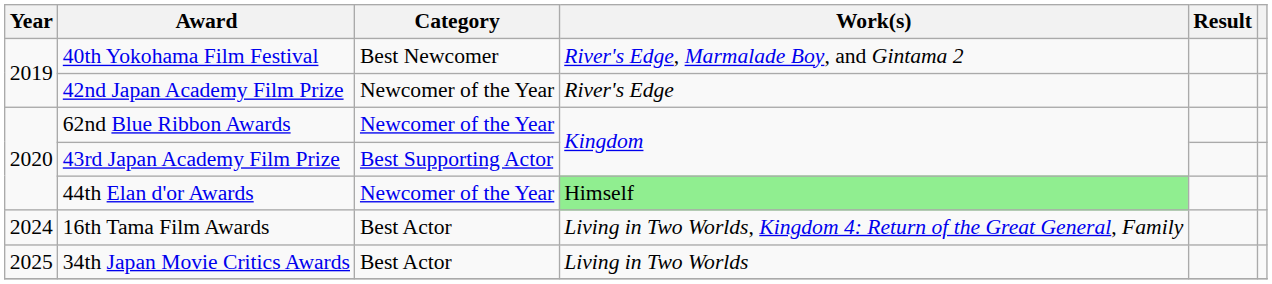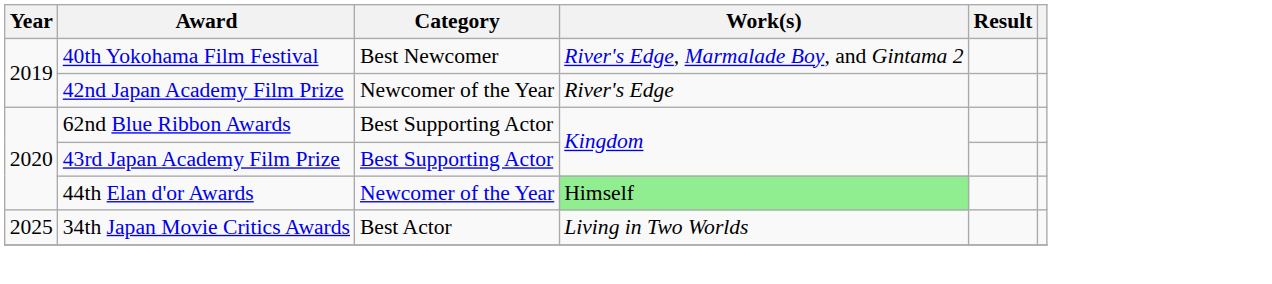(457, 124) Newcomer of the Year -> (457, 124) Best Supporting Actor
- row: (166, 227)
